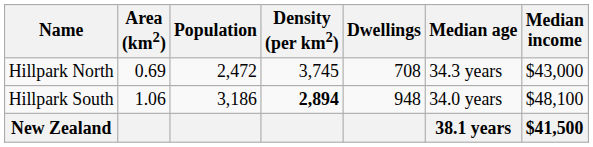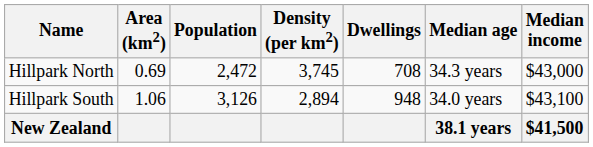(237, 99) 3,186 -> (237, 99) 3,126
(319, 99) bold -> (319, 99) normal
(555, 99) $48,100 -> (555, 99) $43,100
